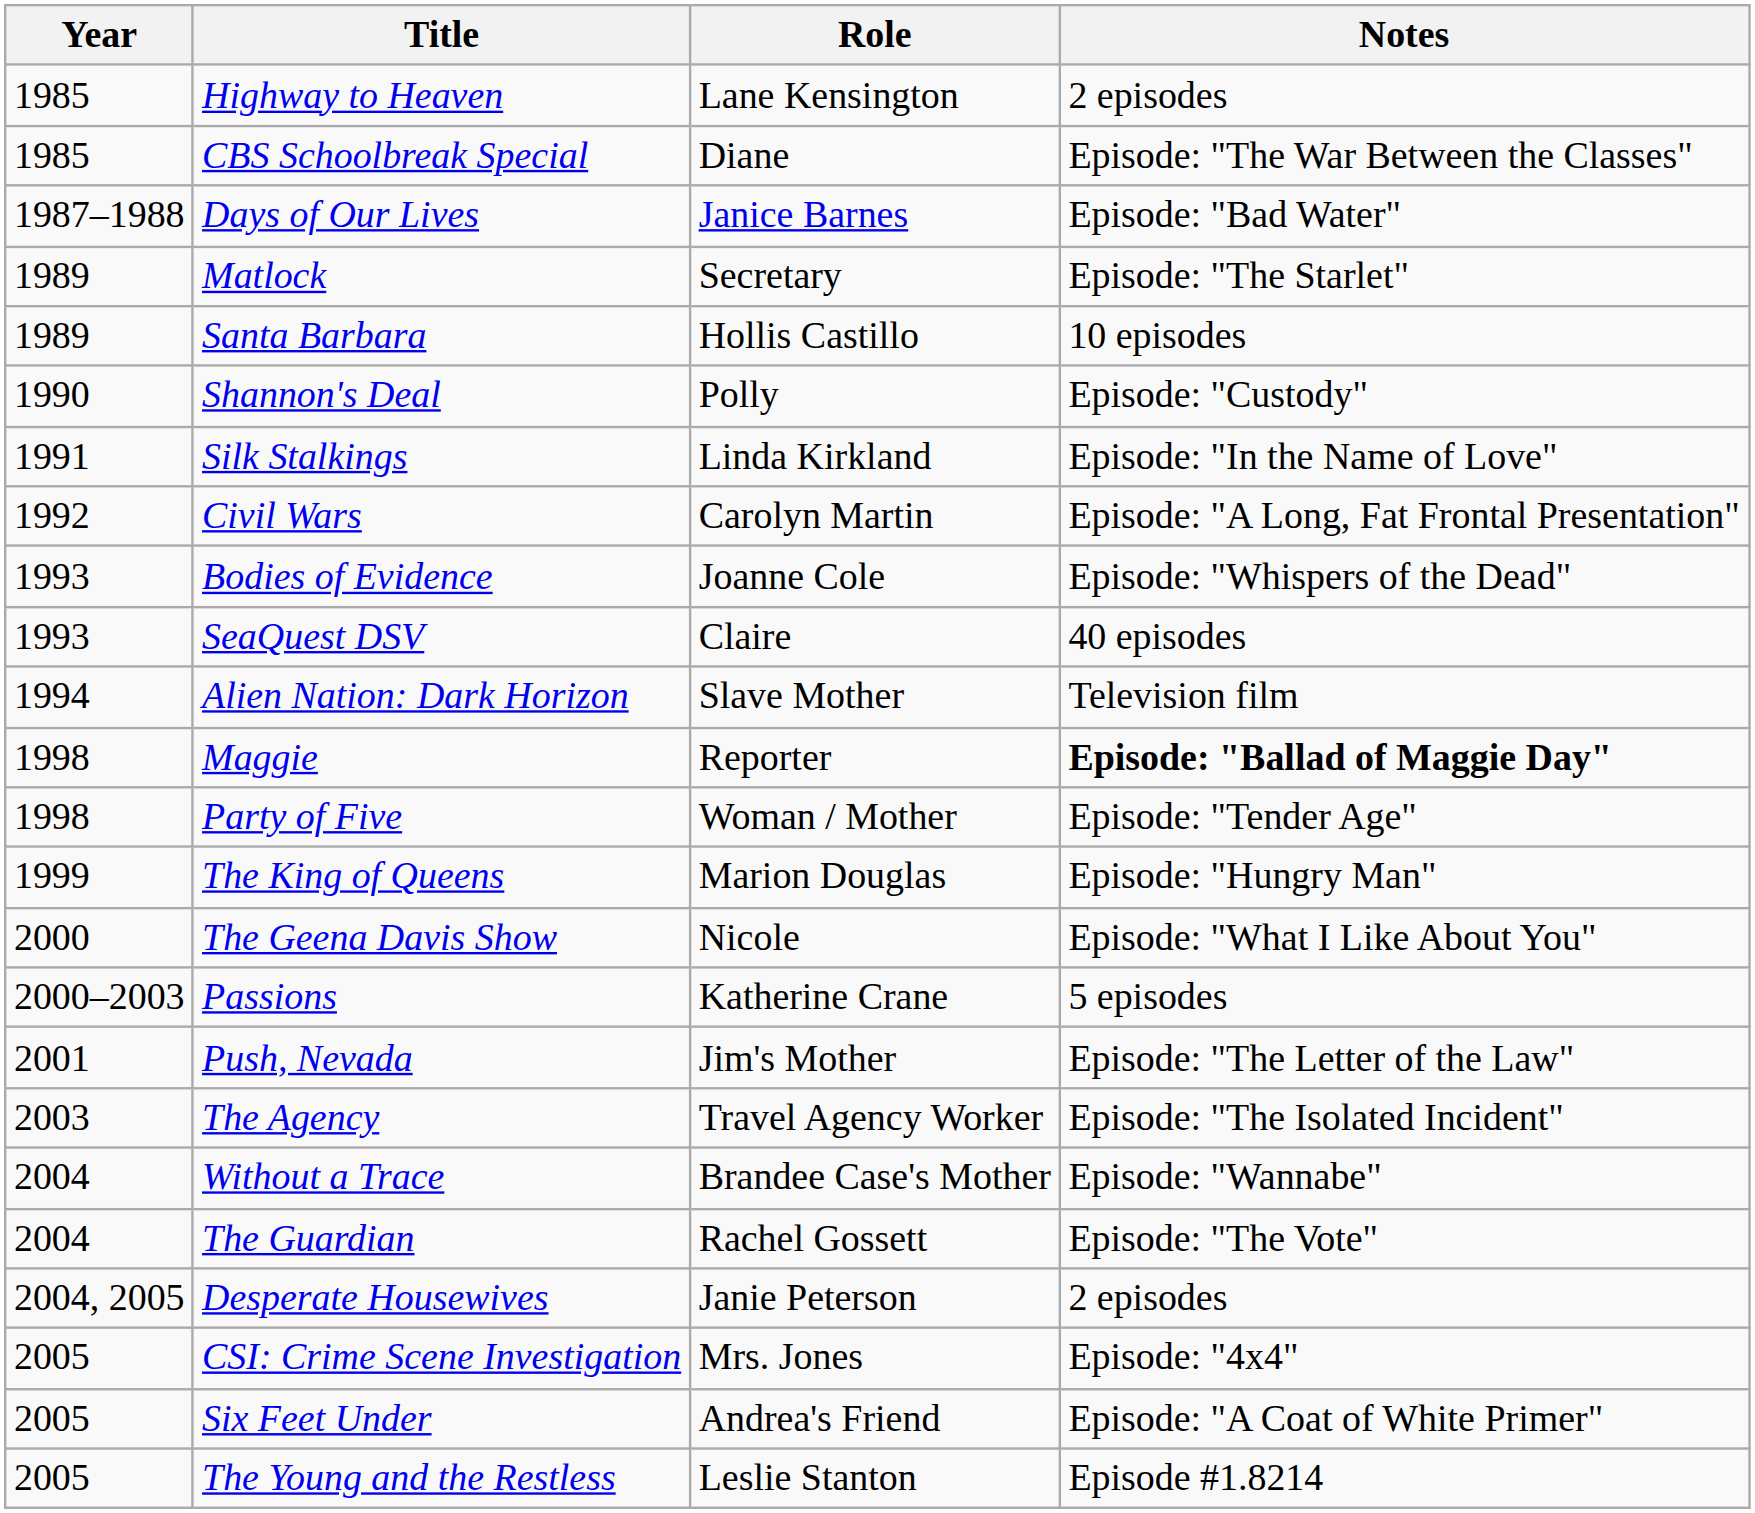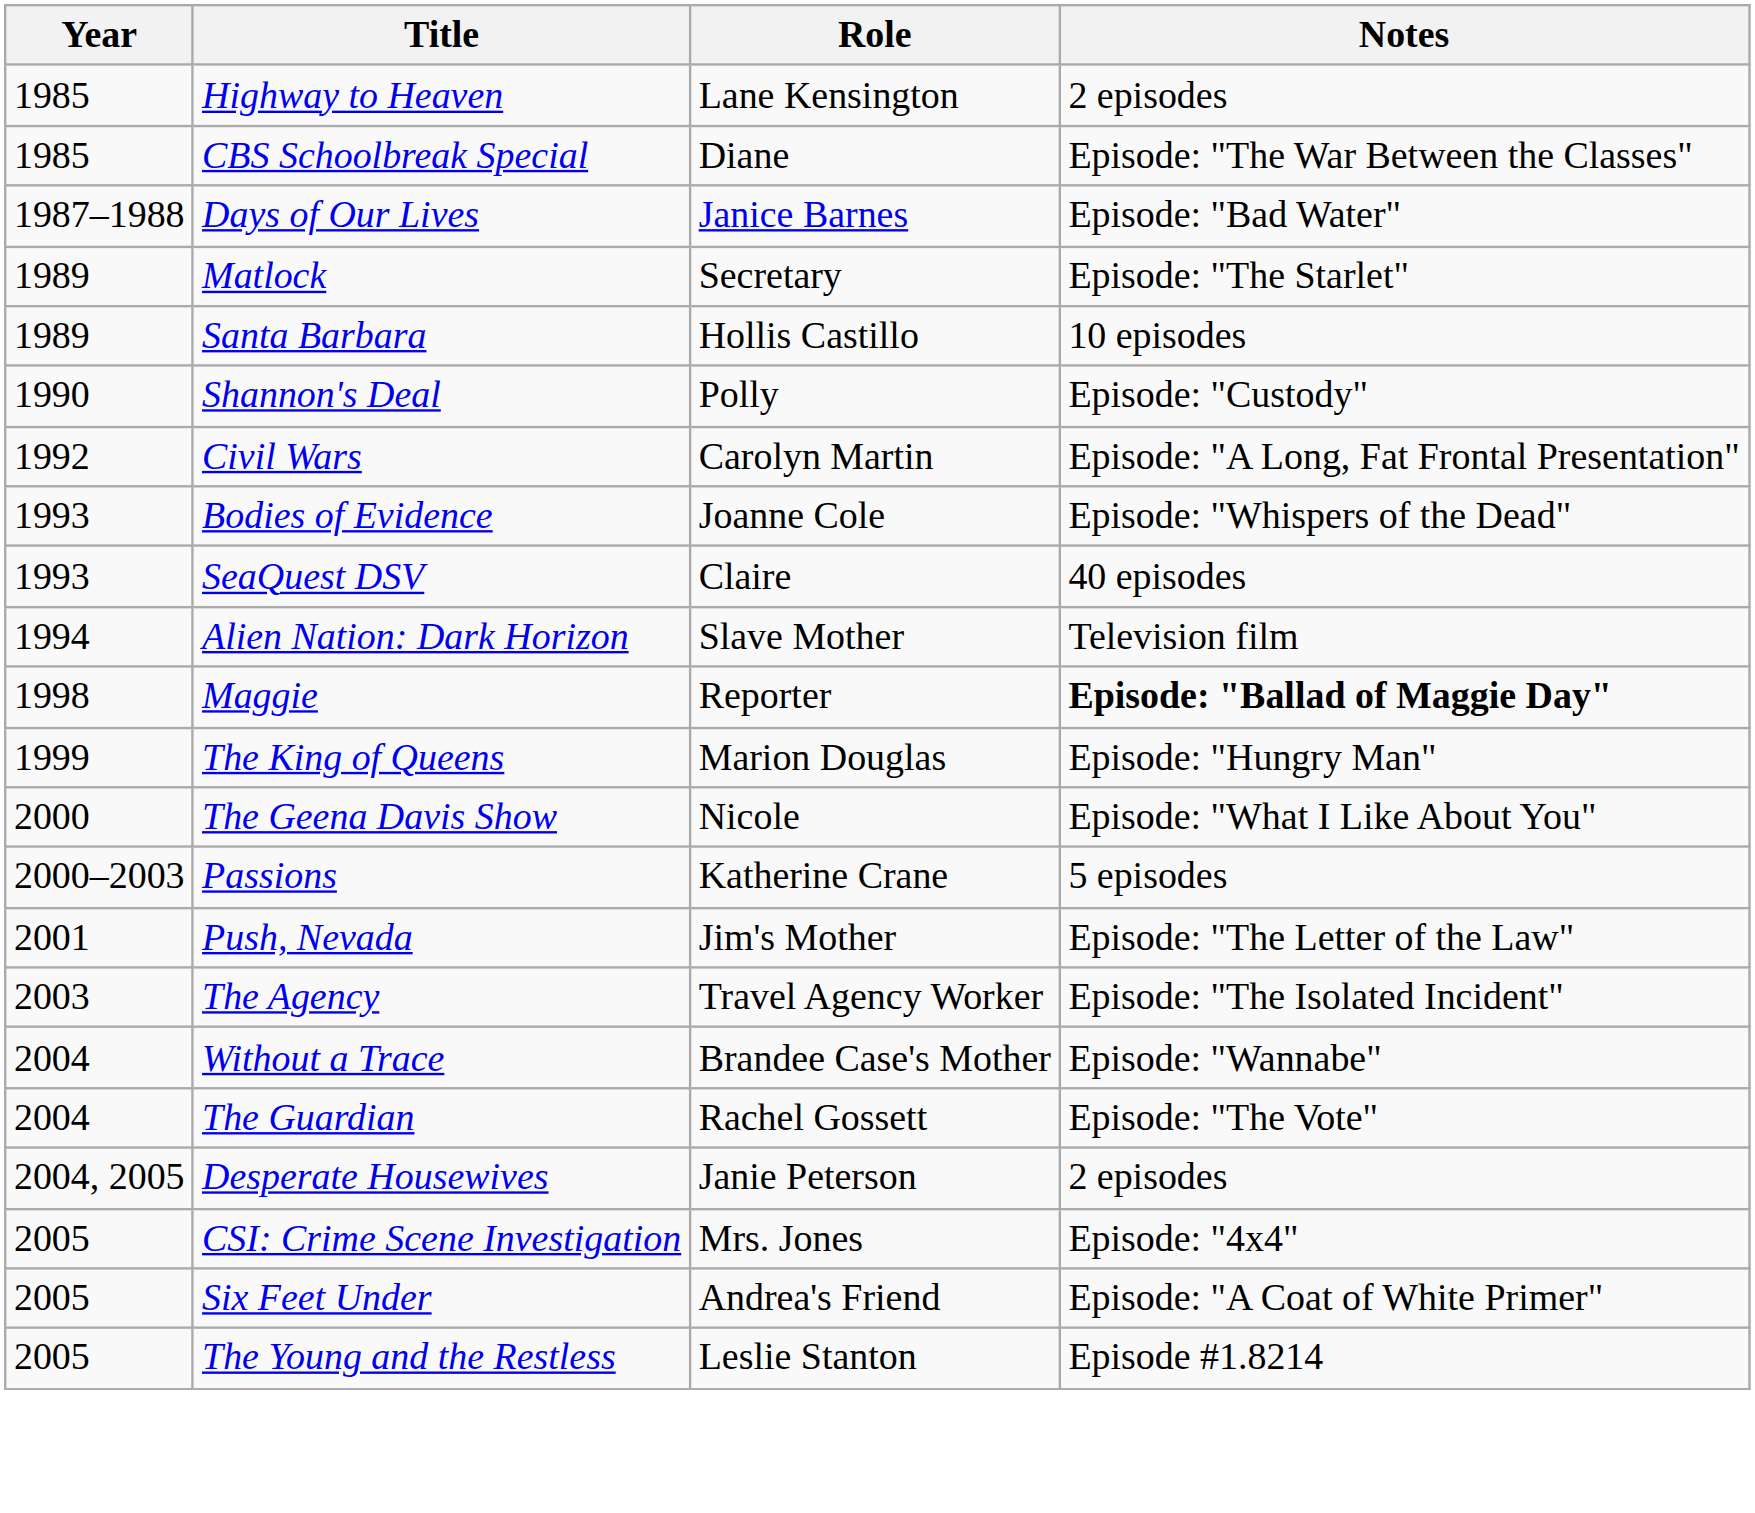- row: (305, 455)
- row: (302, 816)
